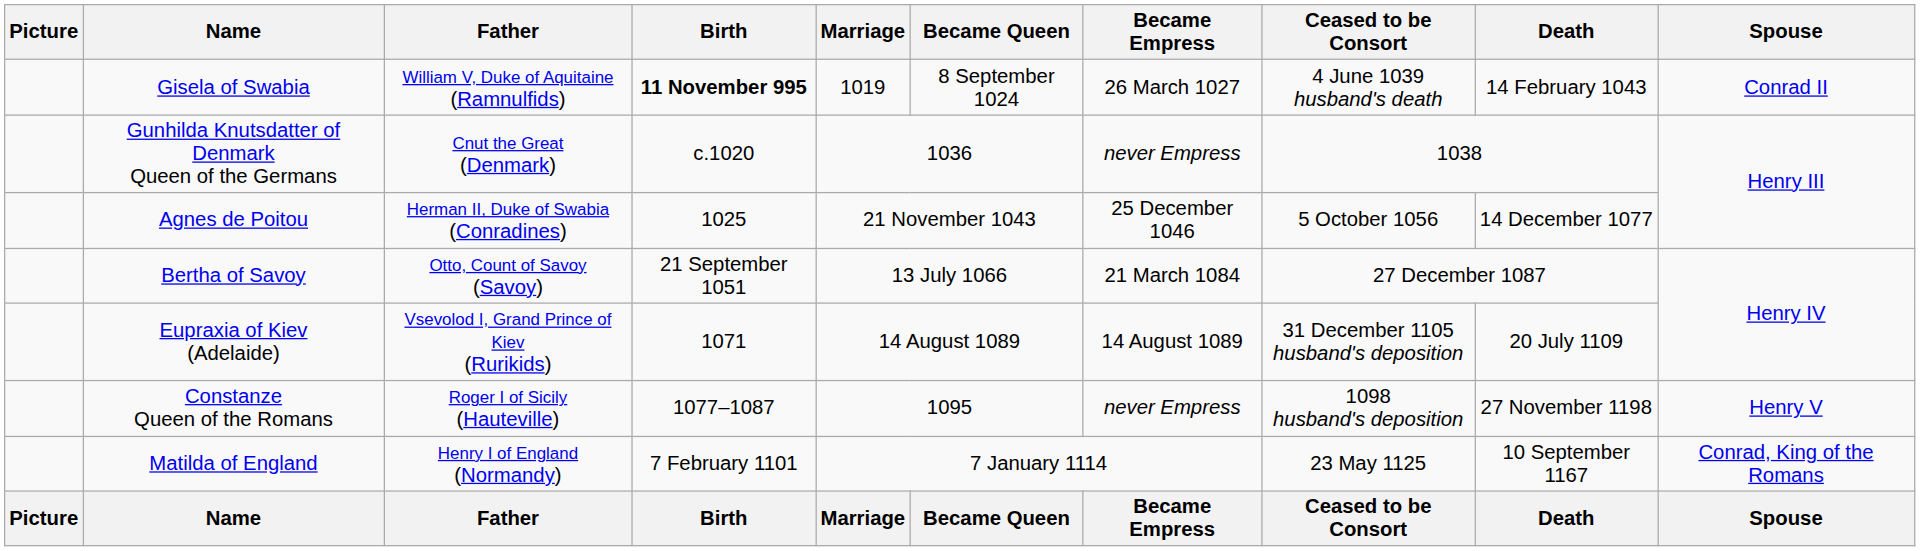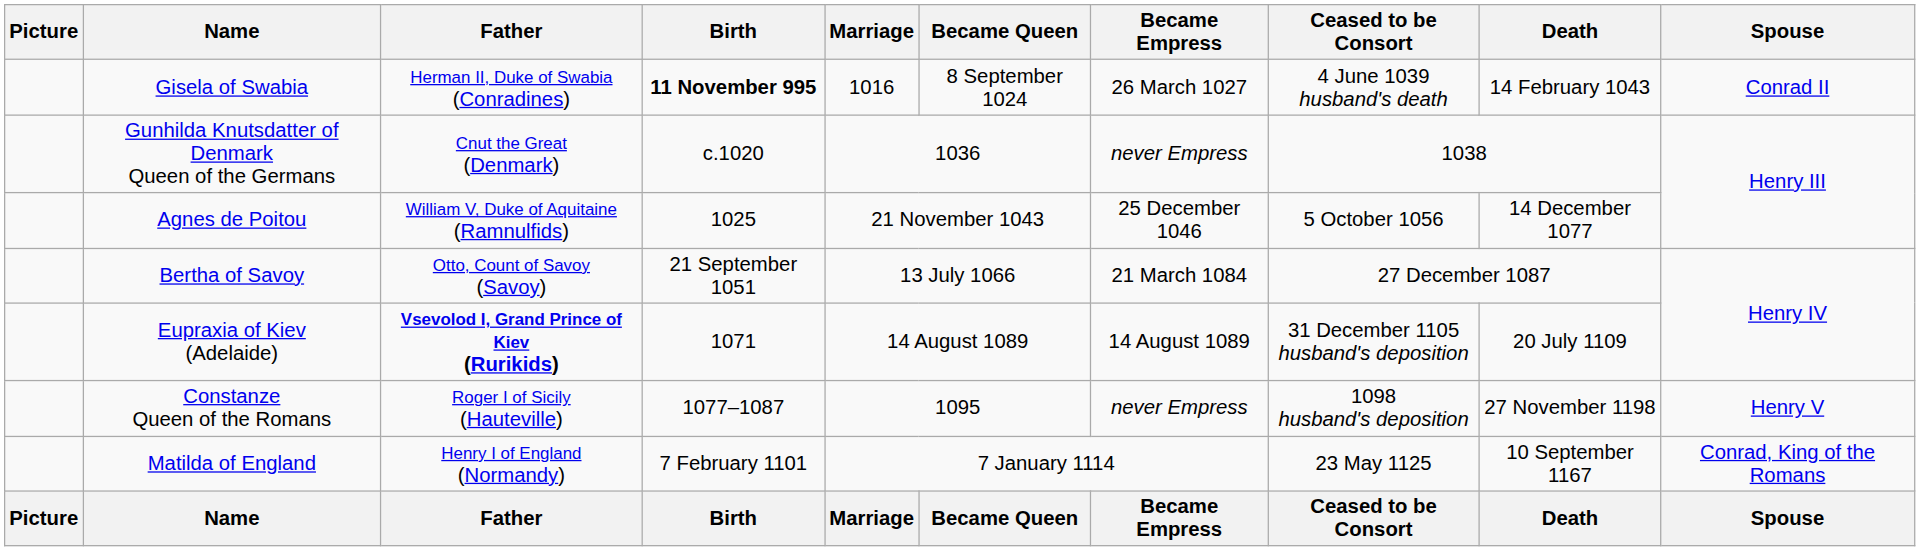(508, 88) William V, Duke of Aquitaine (Ramnulfids) -> (511, 88) Herman II, Duke of Swabia (Conradines)
(863, 87) 1019 -> (872, 87) 1016
(508, 221) Herman II, Duke of Swabia (Conradines) -> (511, 221) William V, Duke of Aquitaine (Ramnulfids)
(508, 343) normal -> (511, 341) bold
